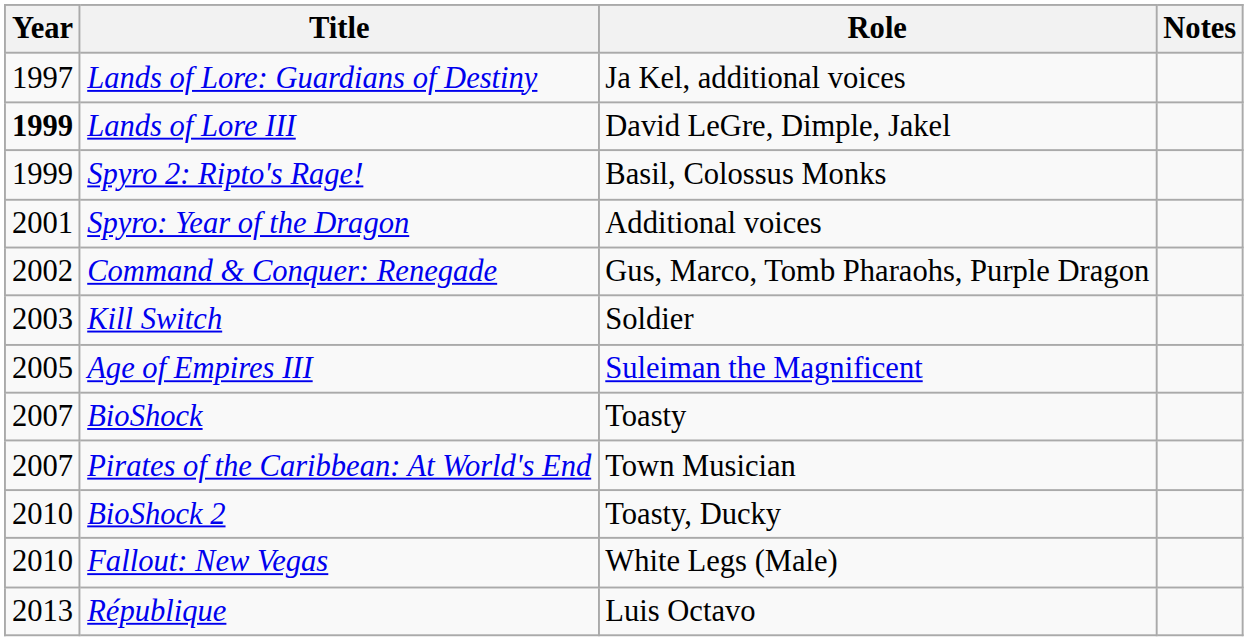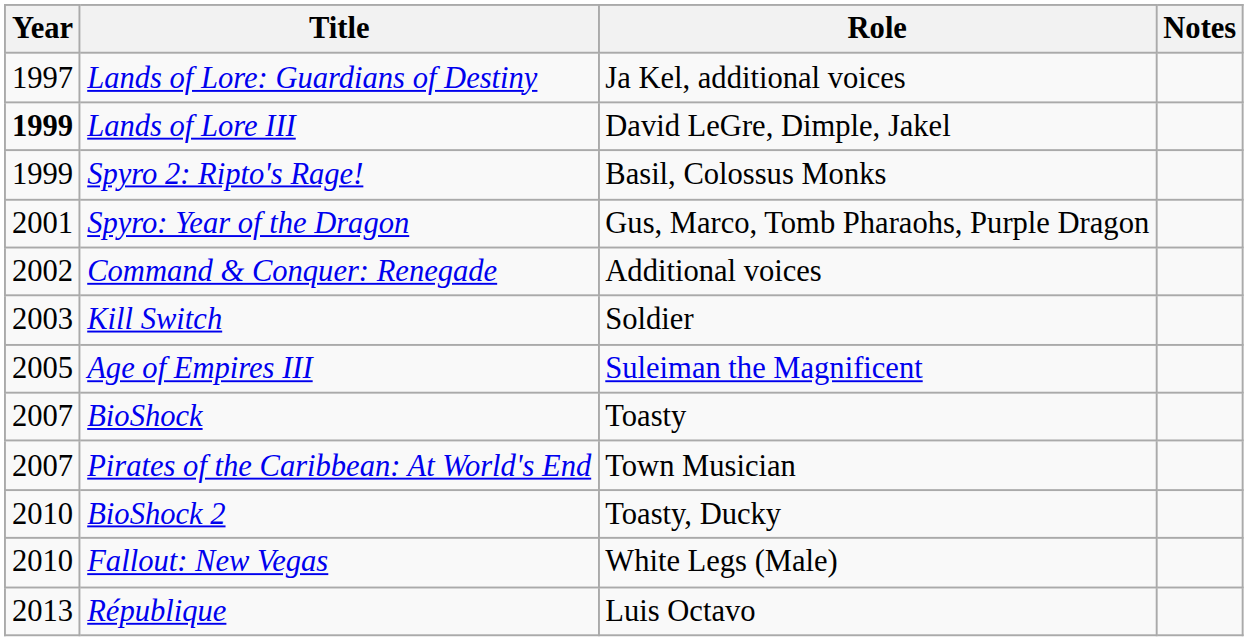(714, 222) Additional voices -> (877, 222) Gus, Marco, Tomb Pharaohs, Purple Dragon
(877, 271) Gus, Marco, Tomb Pharaohs, Purple Dragon -> (714, 271) Additional voices
